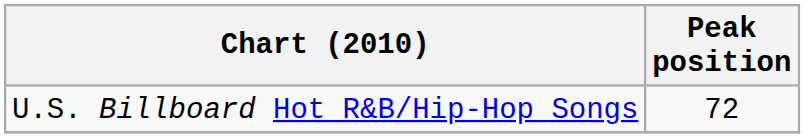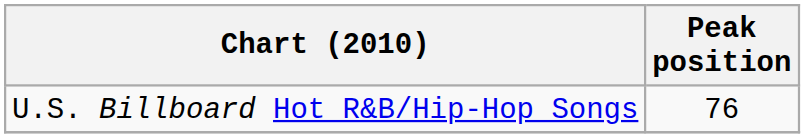(722, 109) 72 -> (722, 109) 76
